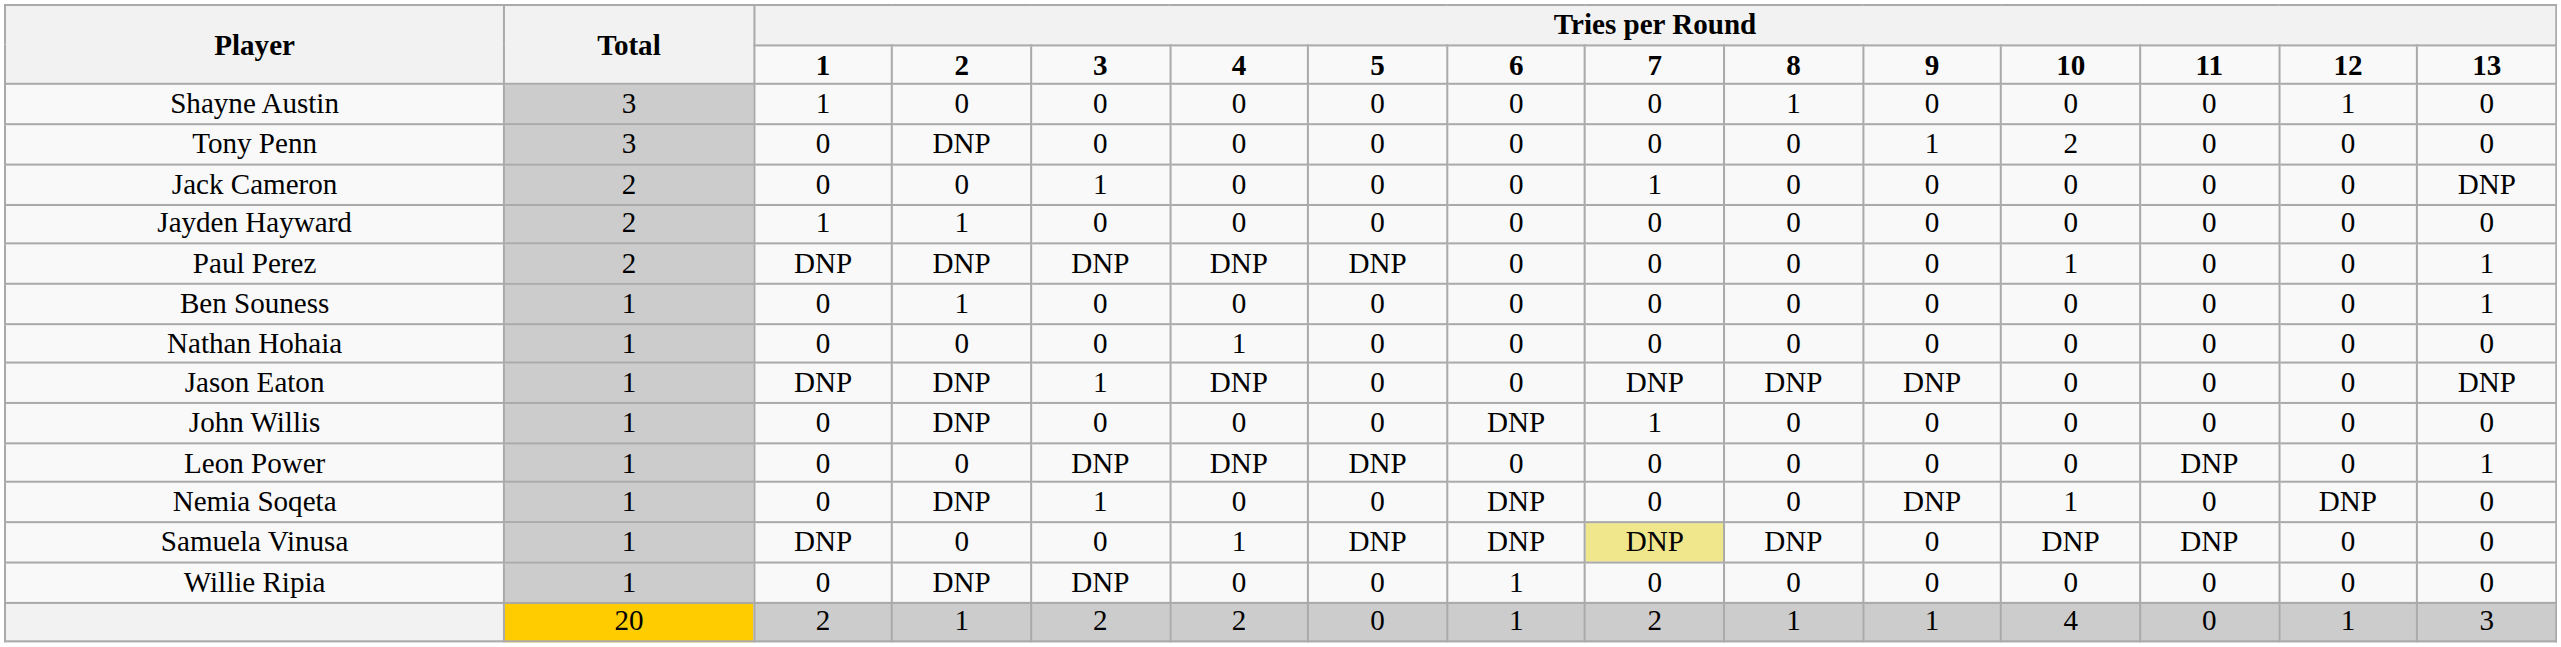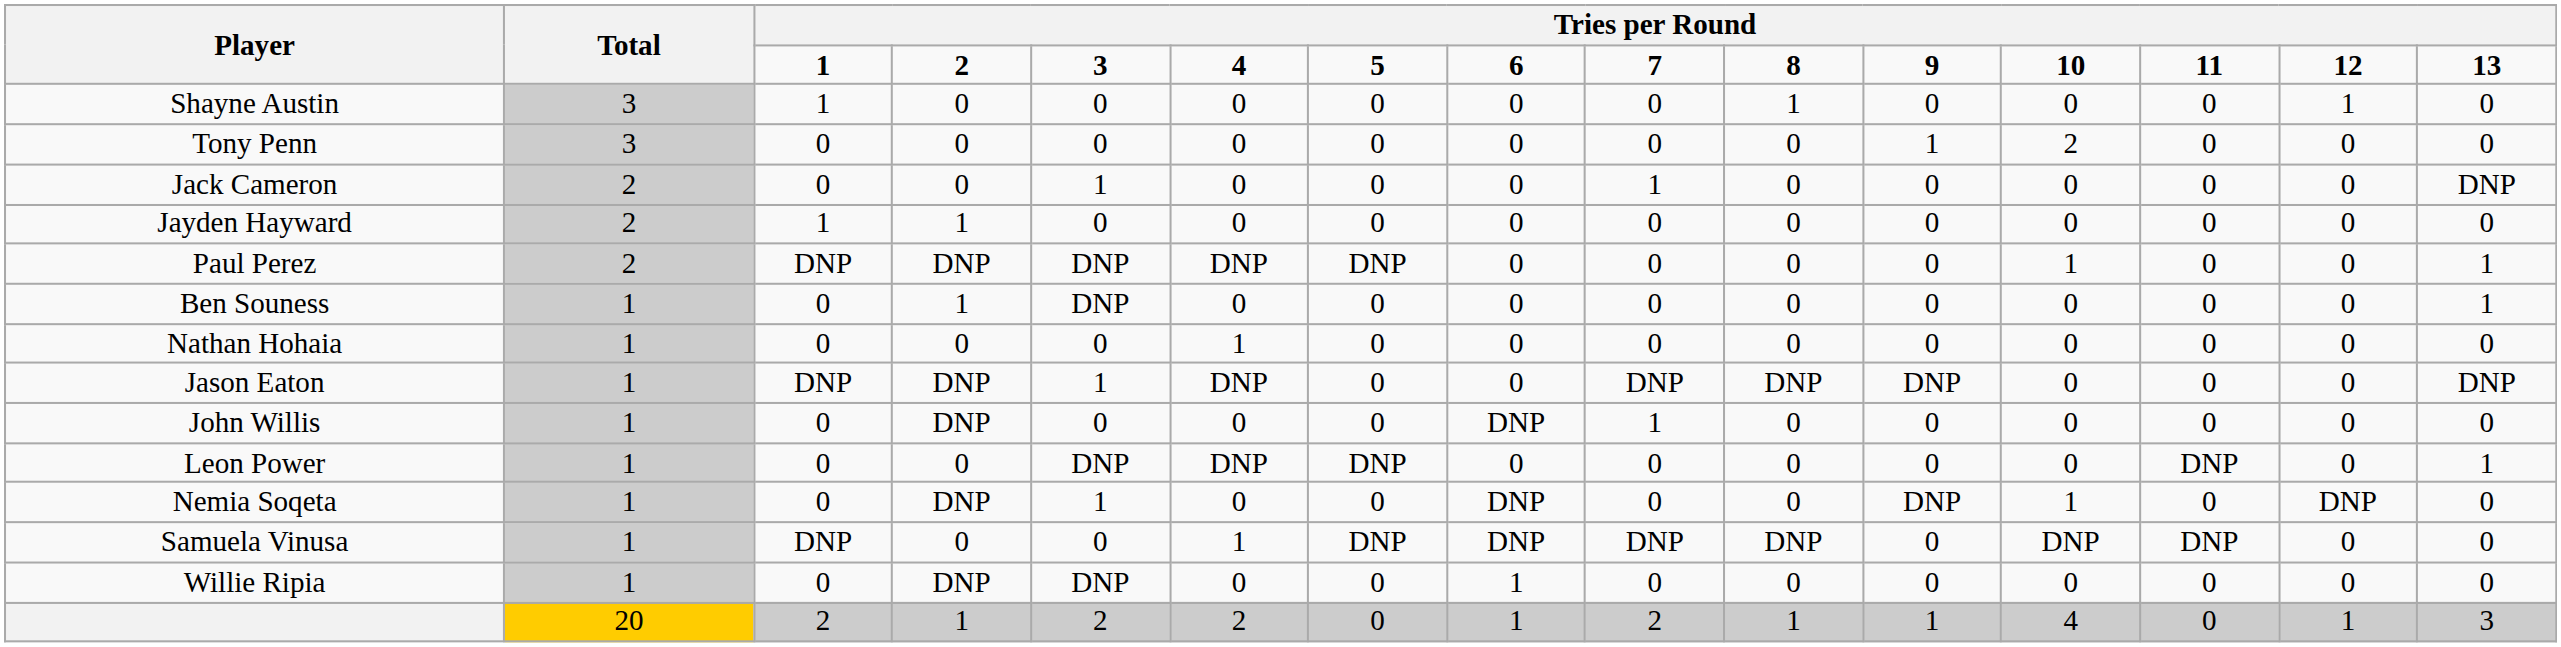(962, 144) DNP -> (962, 144) 0
(1100, 303) 0 -> (1100, 303) DNP
(1655, 542) khaki background -> (1655, 542) no background
